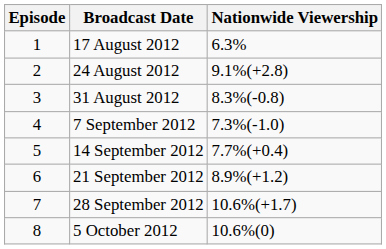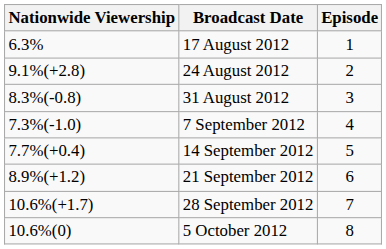columns swapped: (37, 17) <-> (295, 17)
